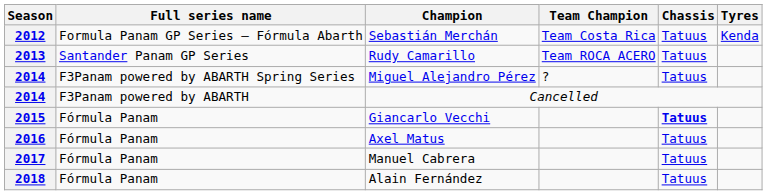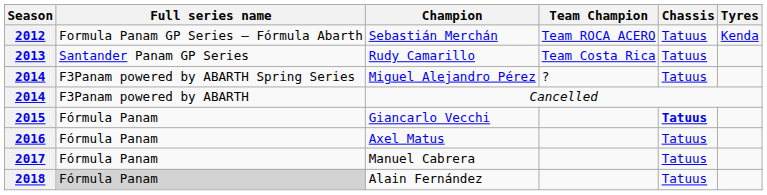(599, 35) Team Costa Rica -> (599, 35) Team ROCA ACERO
(599, 56) Team ROCA ACERO -> (599, 56) Team Costa Rica
(108, 179) no background -> (108, 179) lightgrey background
